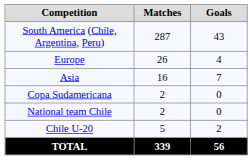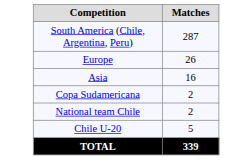- column: (219, 13)
